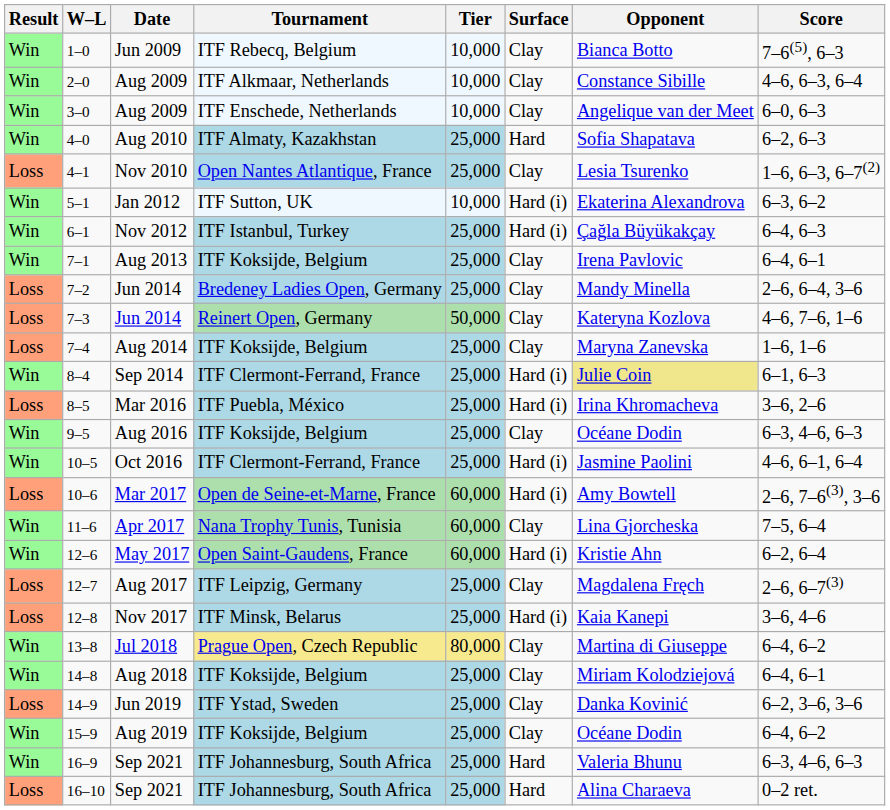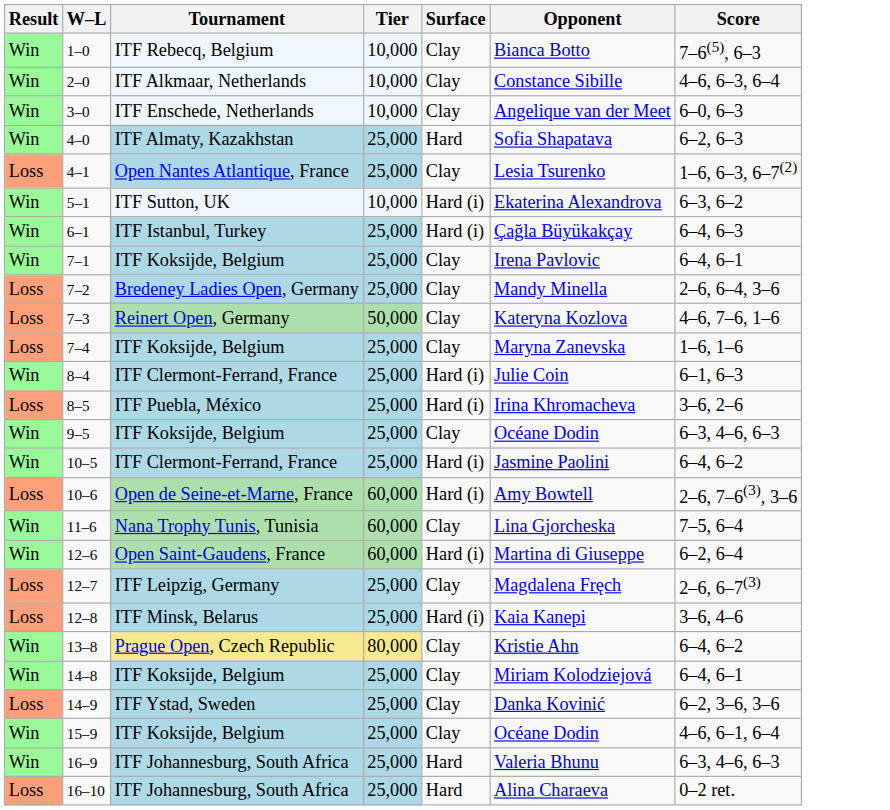- column: (152, 18)
(614, 375) khaki background -> (531, 375) no background
(812, 462) 4–6, 6–1, 6–4 -> (711, 462) 6–4, 6–2
(619, 554) Kristie Ahn -> (569, 554) Martina di Giuseppe
(652, 646) Martina di Giuseppe -> (536, 646) Kristie Ahn
(794, 732) 6–4, 6–2 -> (729, 732) 4–6, 6–1, 6–4
